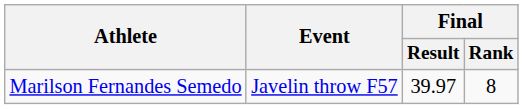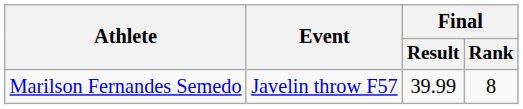(433, 86) 39.97 -> (433, 86) 39.99
